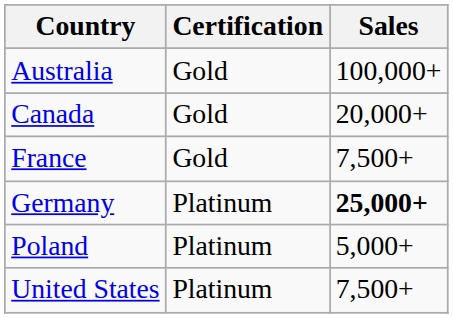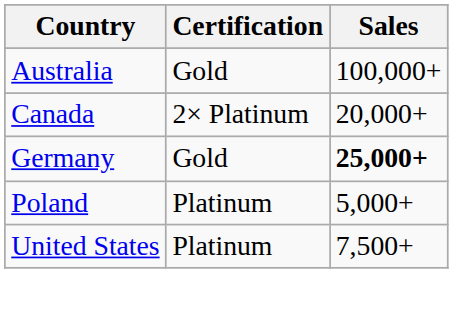(200, 114) Gold -> (241, 114) 2× Platinum
- row: (49, 158)
(222, 202) Platinum -> (200, 158) Gold
